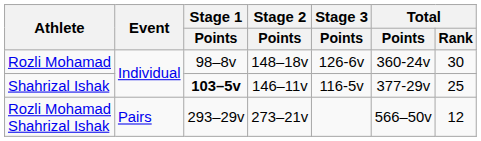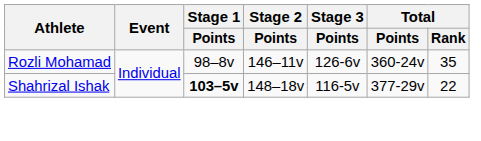(280, 62) 148–18v -> (276, 62) 146–11v
(456, 62) 30 -> (448, 62) 35
(280, 86) 146–11v -> (276, 86) 148–18v
(456, 86) 25 -> (448, 86) 22
- row: (59, 117)
